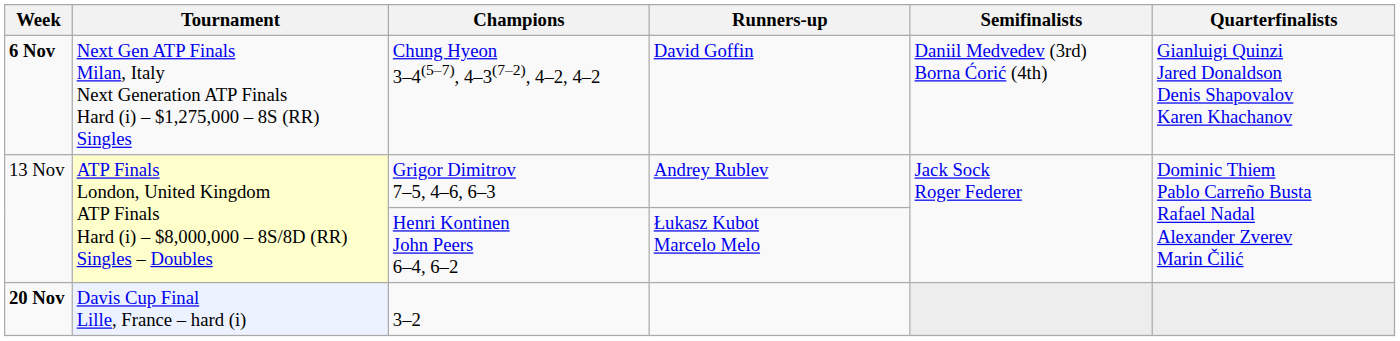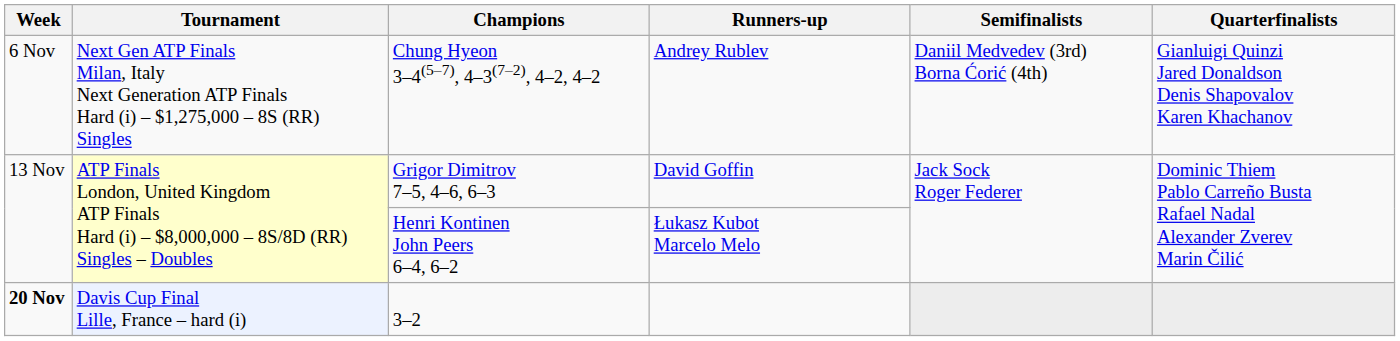(32, 50) bold -> (32, 50) normal
(704, 50) David Goffin -> (711, 50) Andrey Rublev
(711, 170) Andrey Rublev -> (704, 170) David Goffin
